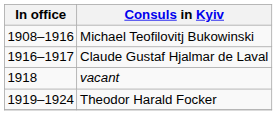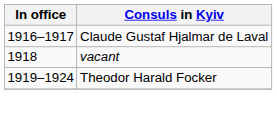- row: (167, 36)
